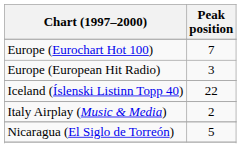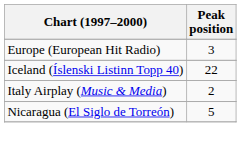- row: (80, 49)
